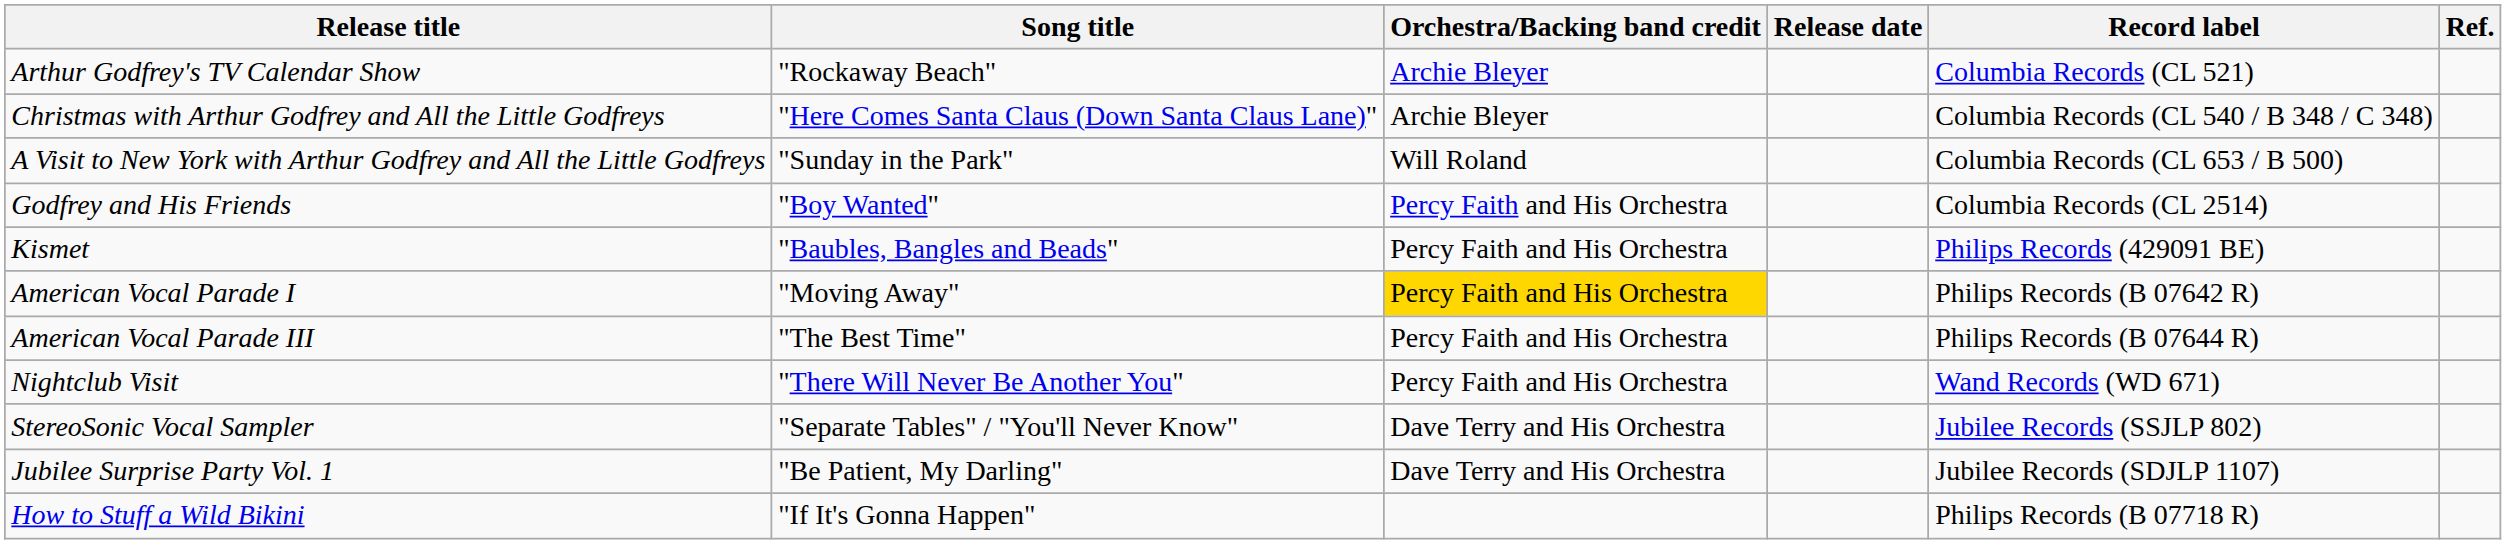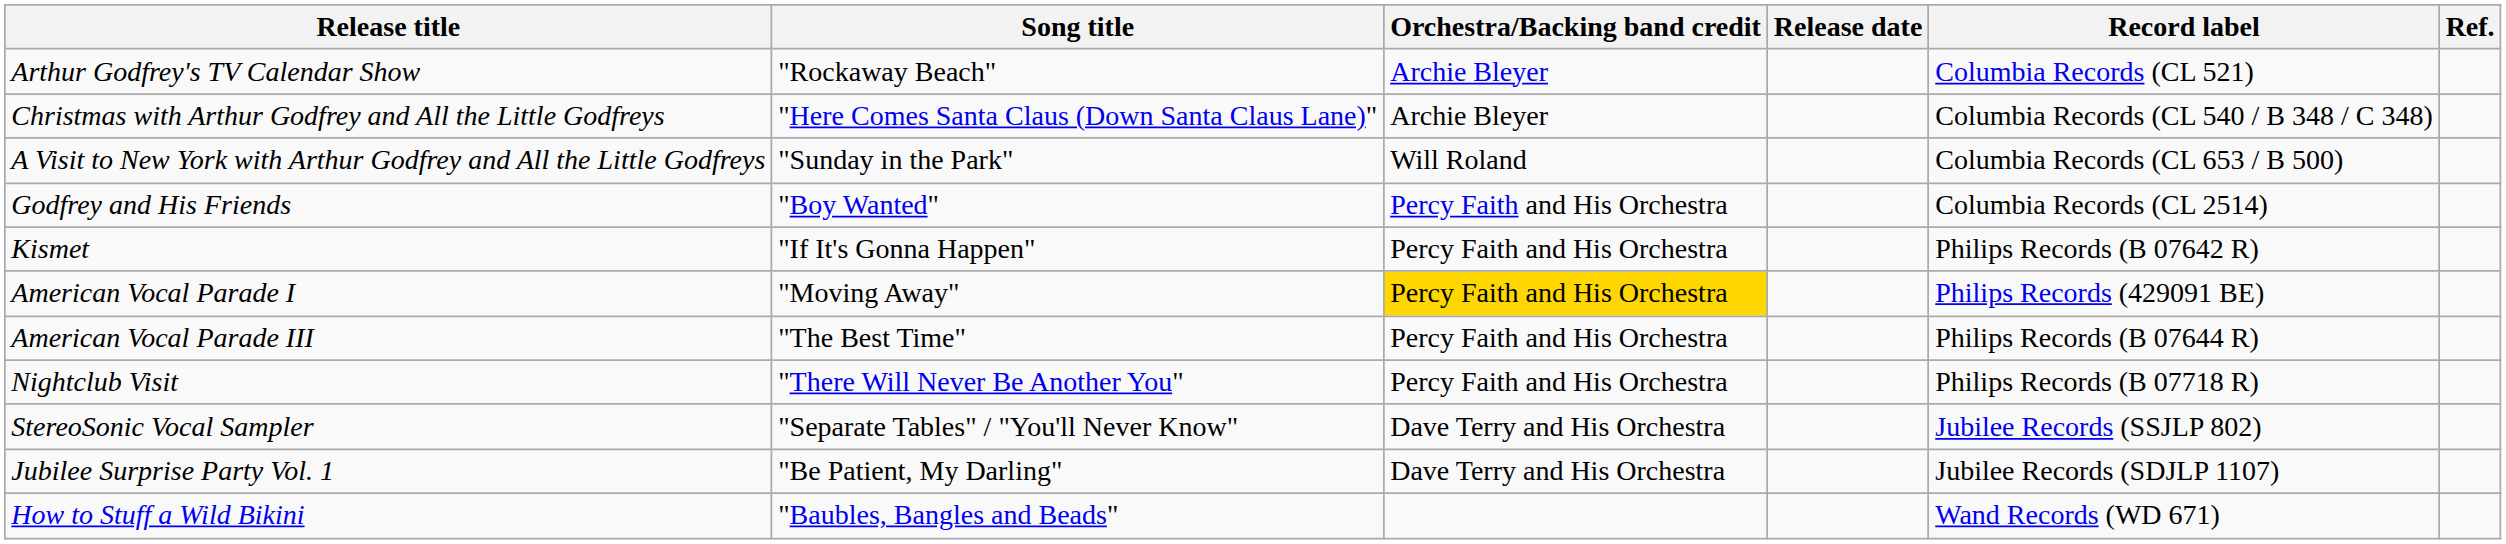(948, 248) "Baubles, Bangles and Beads" -> (907, 248) "If It's Gonna Happen"
(2100, 248) Philips Records (429091 BE) -> (2097, 248) Philips Records (B 07642 R)
(2097, 293) Philips Records (B 07642 R) -> (2100, 293) Philips Records (429091 BE)
(2078, 381) Wand Records (WD 671) -> (2097, 381) Philips Records (B 07718 R)
(907, 515) "If It's Gonna Happen" -> (948, 515) "Baubles, Bangles and Beads"
(2097, 515) Philips Records (B 07718 R) -> (2078, 515) Wand Records (WD 671)
